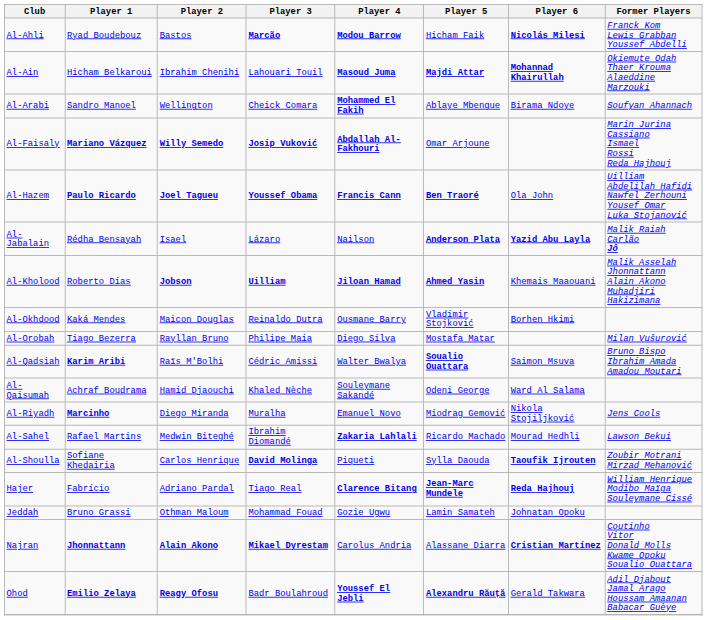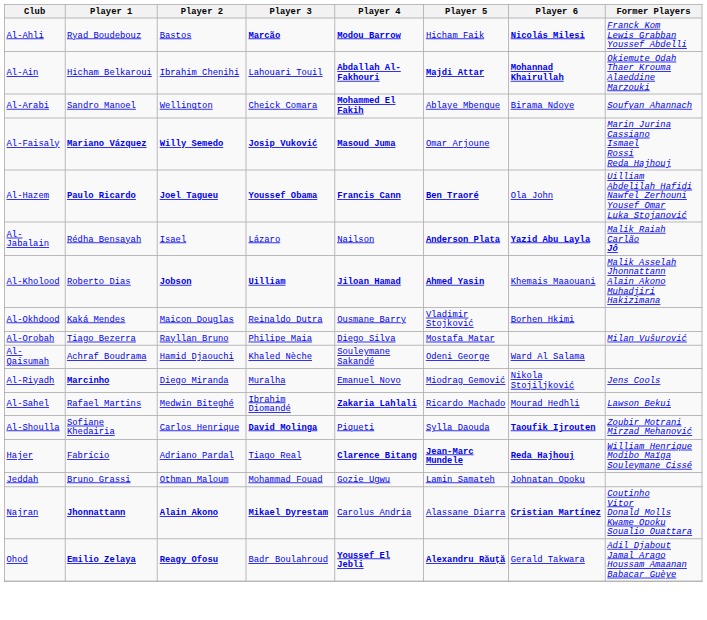(366, 73) Masoud Juma -> (369, 73) Abdallah Al-Fakhouri
(369, 144) Abdallah Al-Fakhouri -> (366, 144) Masoud Juma
- row: (33, 362)
